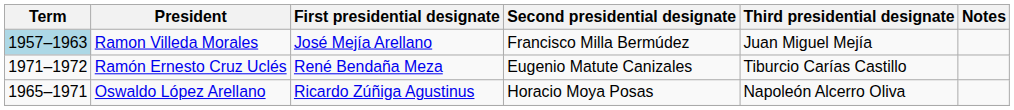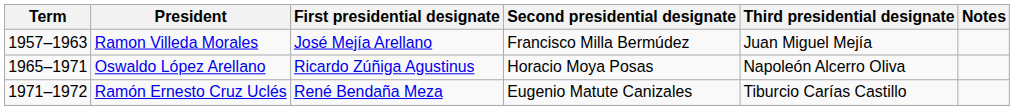(48, 42) lightblue background -> (48, 42) no background
rows swapped: (180, 92) <-> (191, 67)
